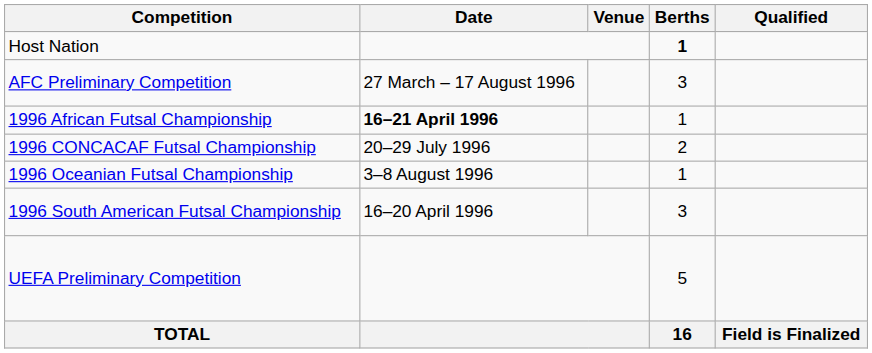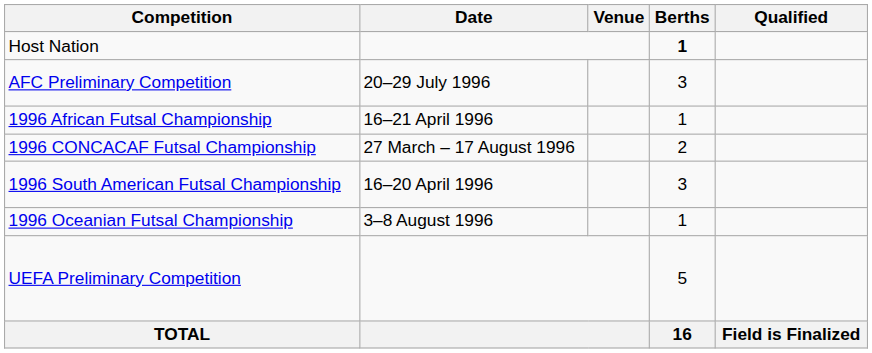(469, 82) 27 March – 17 August 1996 -> (427, 82) 20–29 July 1996
(431, 119) bold -> (428, 119) normal
(427, 147) 20–29 July 1996 -> (469, 147) 27 March – 17 August 1996
rows swapped: (175, 211) <-> (151, 174)
